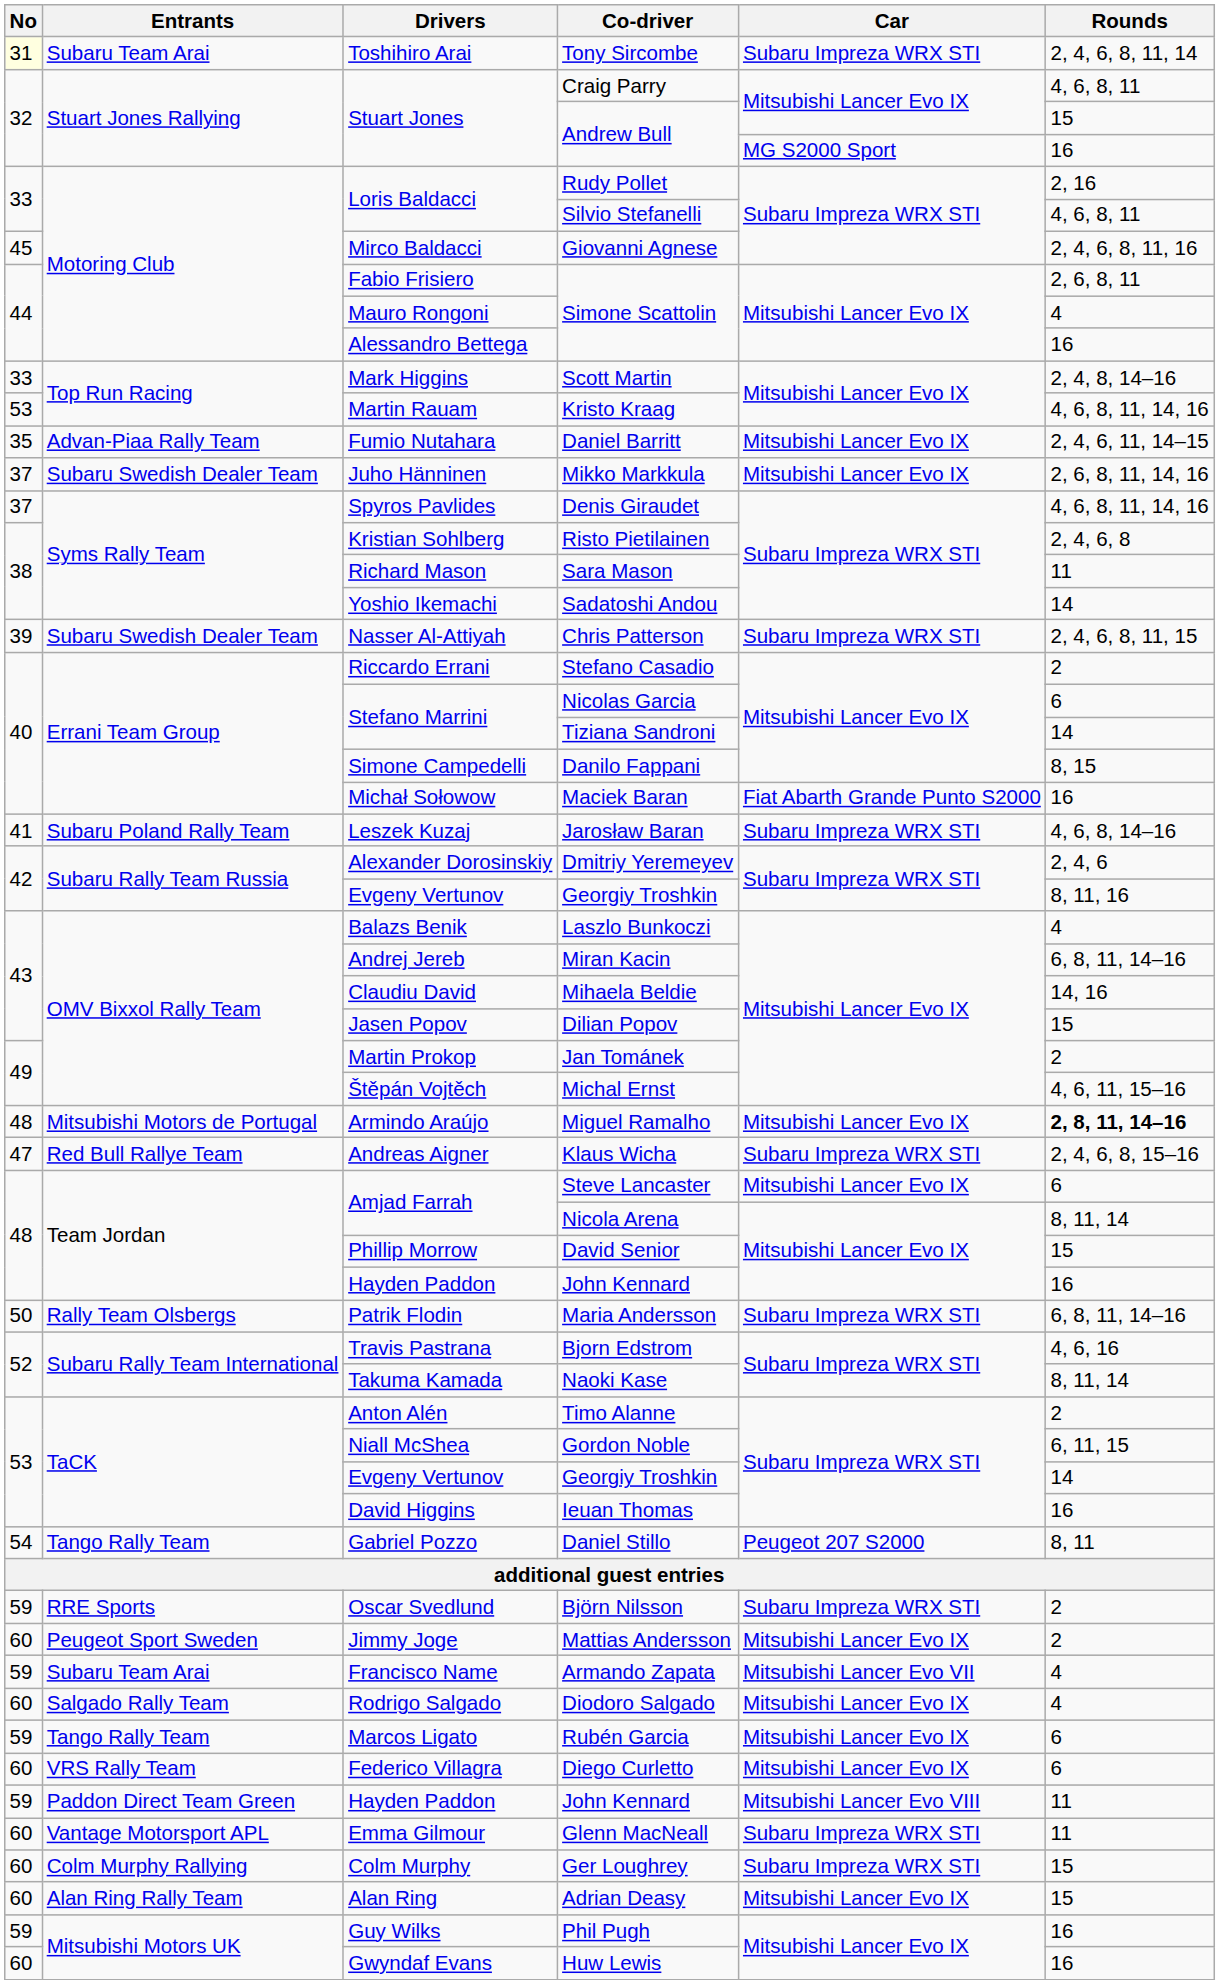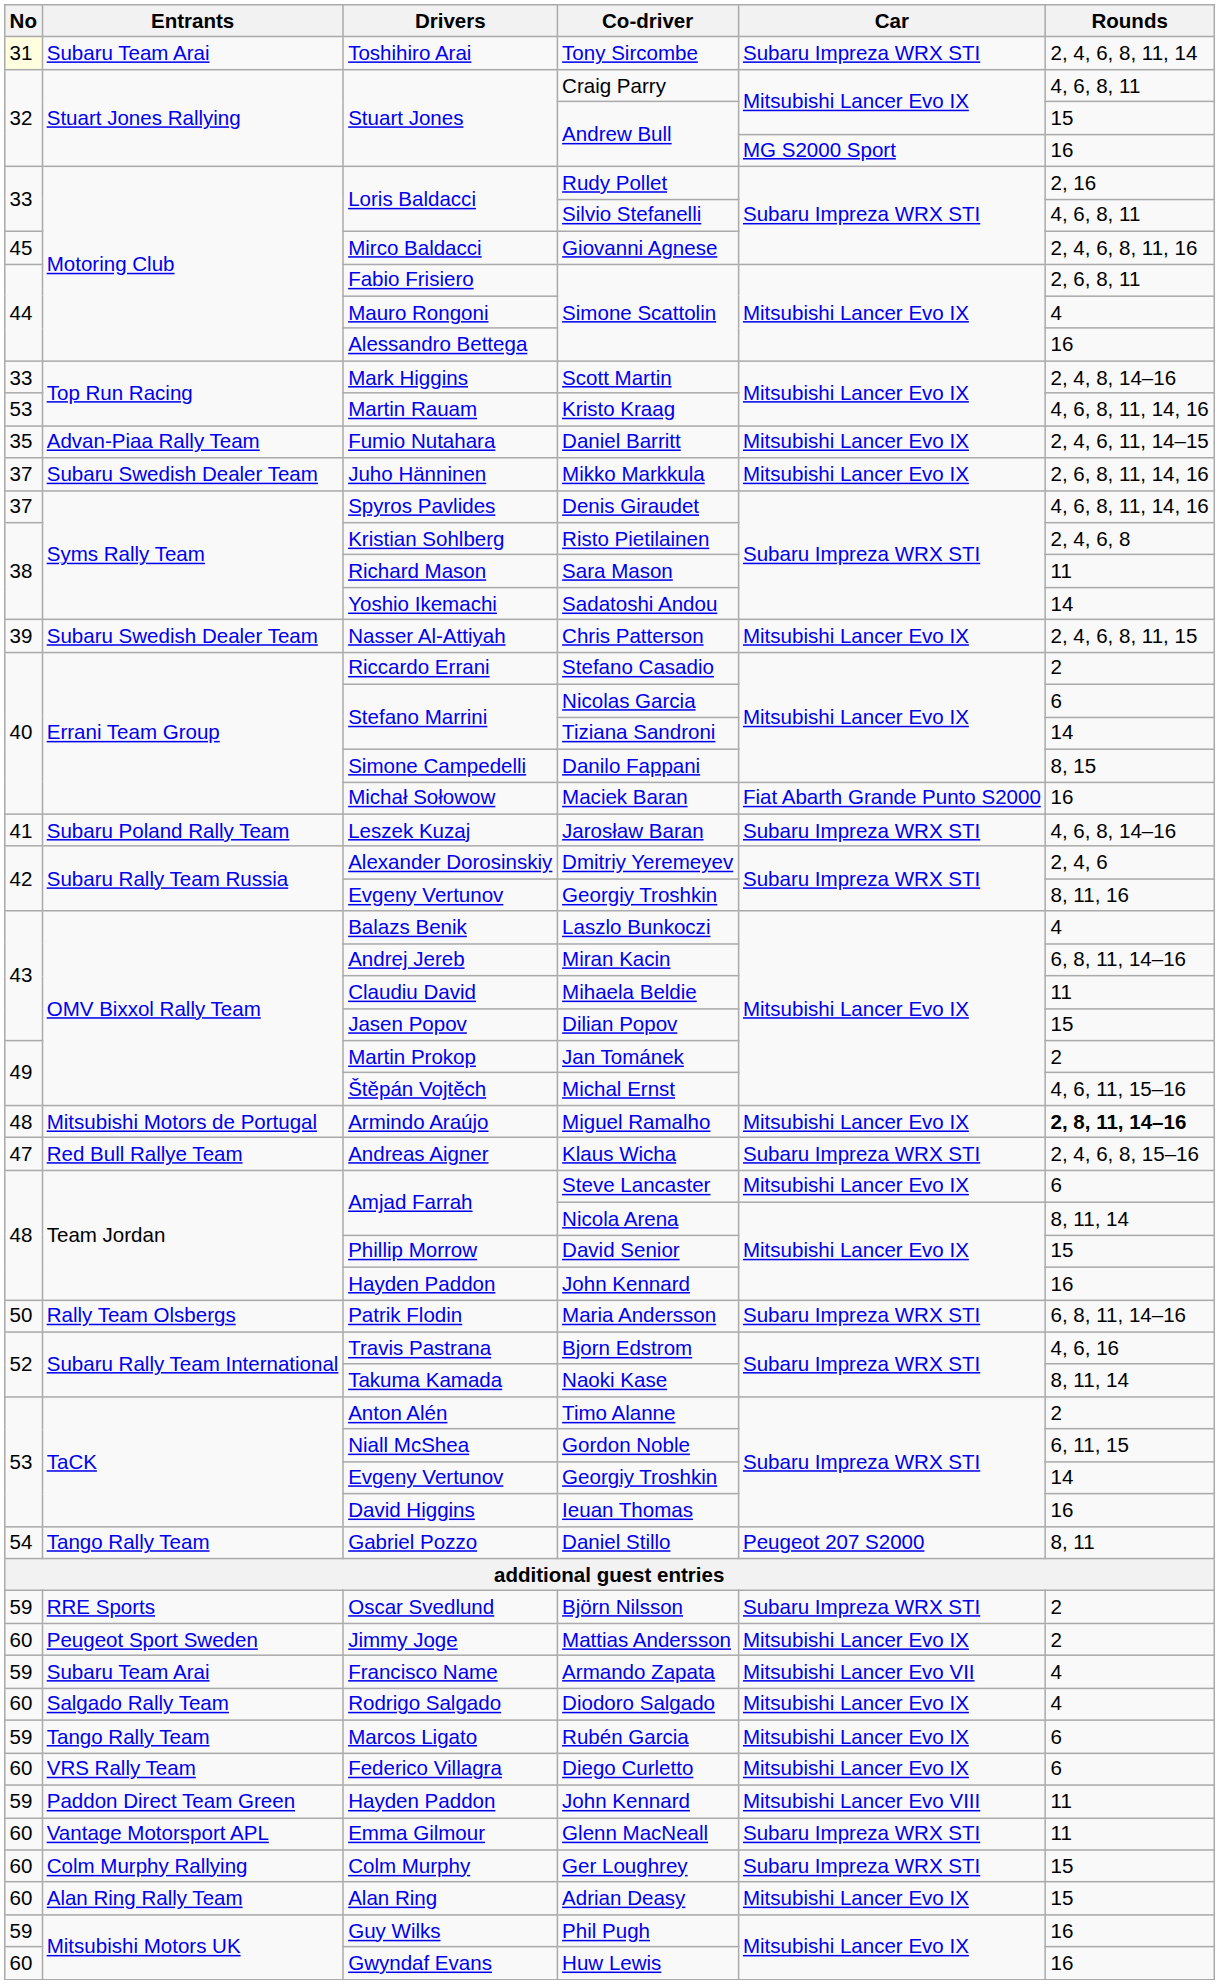(862, 636) Subaru Impreza WRX STI -> (856, 636) Mitsubishi Lancer Evo IX
(1079, 992) 14, 16 -> (1061, 992) 11
